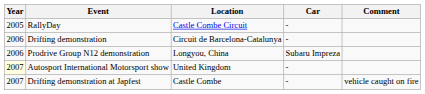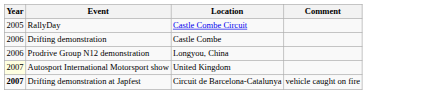- column: (313, 11)
(227, 39) Circuit de Barcelona-Catalunya -> (197, 39) Castle Combe
(15, 82) normal -> (15, 82) bold
(197, 82) Castle Combe -> (227, 82) Circuit de Barcelona-Catalunya
